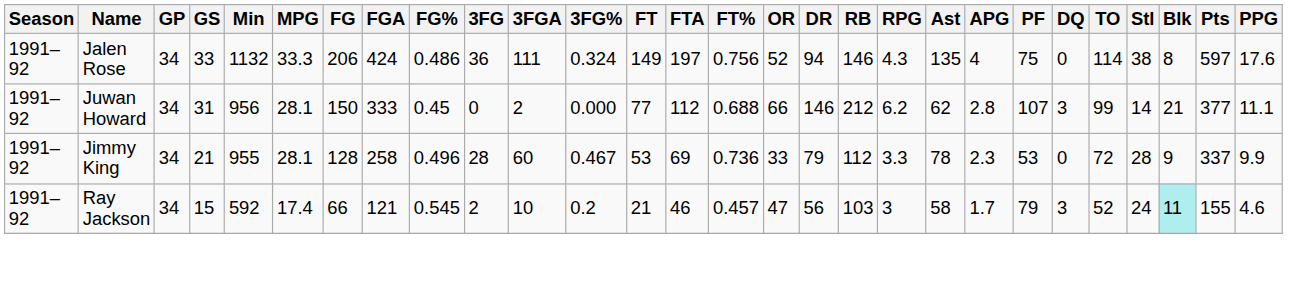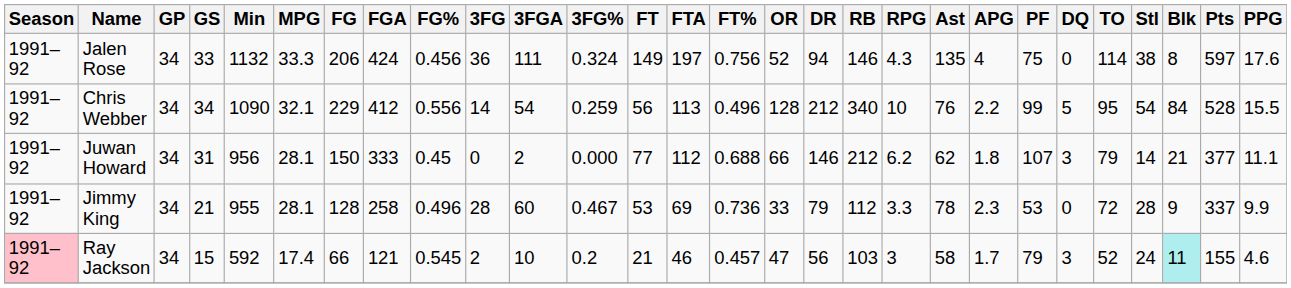(437, 58) 0.486 -> (438, 58) 0.456
+ row: (115, 108)
(982, 108) 2.8 -> (987, 158) 1.8
(1103, 108) 99 -> (1108, 158) 79
(34, 208) no background -> (34, 258) pink background
